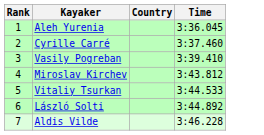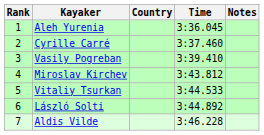+ column: (242, 12)
